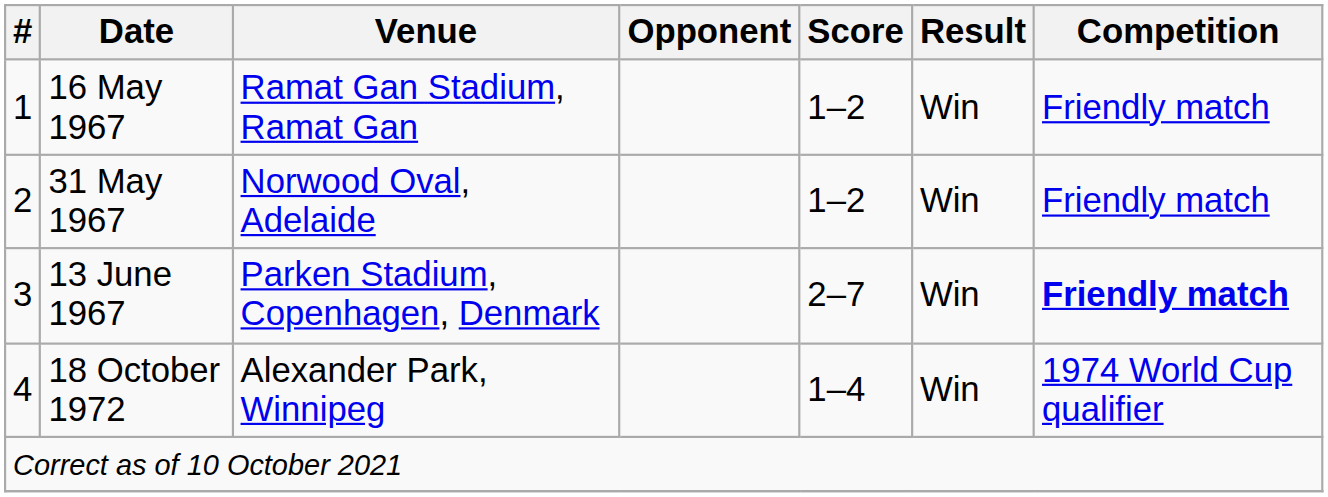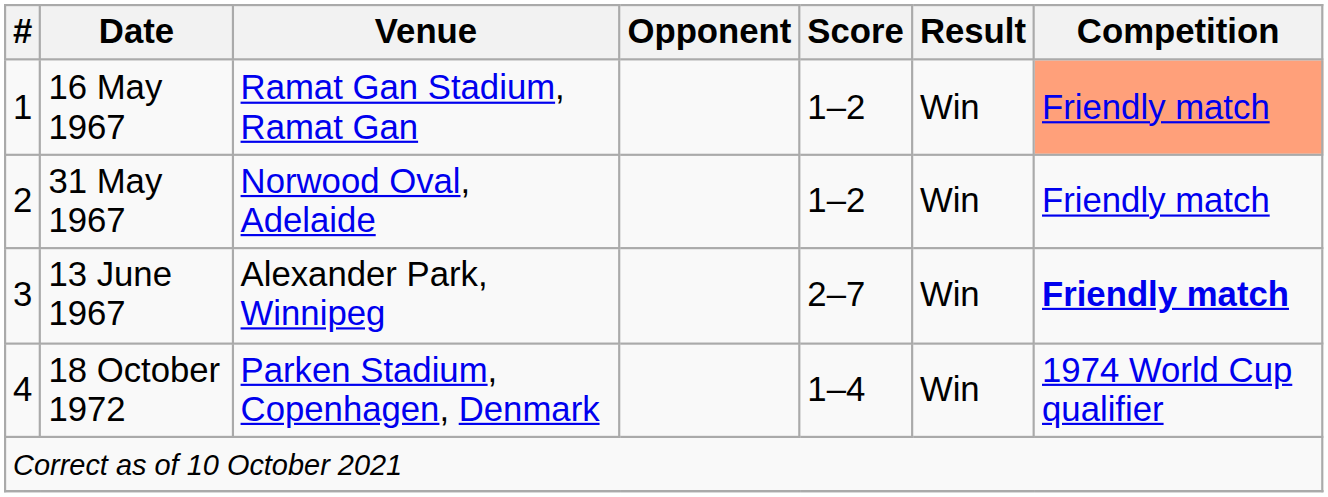(1156, 106) no background -> (1156, 106) lightsalmon background
(420, 294) Parken Stadium, Copenhagen, Denmark -> (364, 294) Alexander Park, Winnipeg
(364, 388) Alexander Park, Winnipeg -> (420, 388) Parken Stadium, Copenhagen, Denmark
